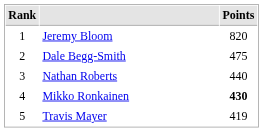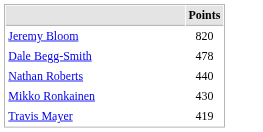- column: (22, 15)
(238, 56) 475 -> (204, 56) 478
(238, 96) bold -> (204, 96) normal
